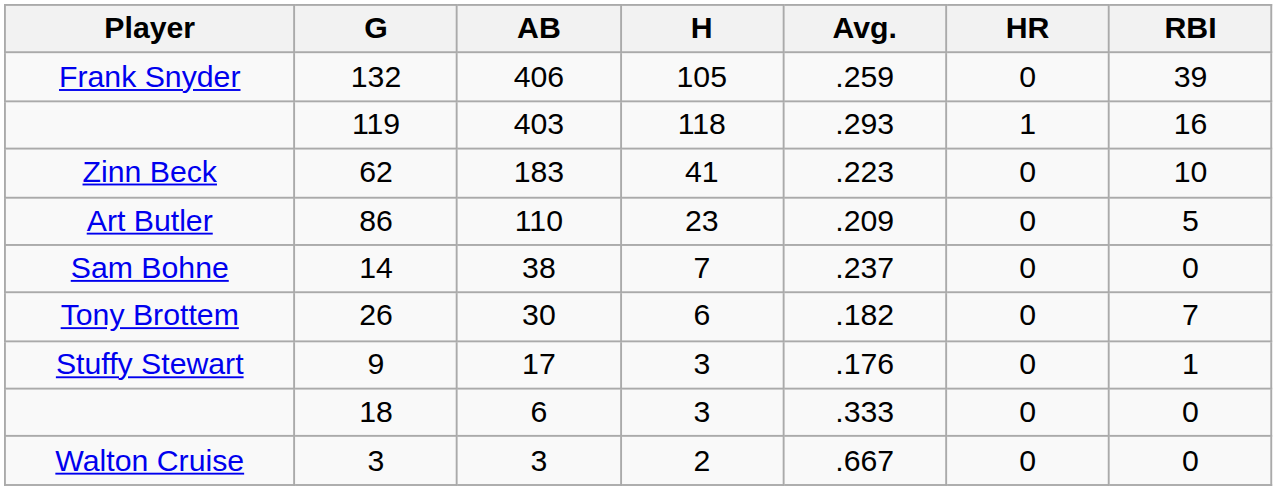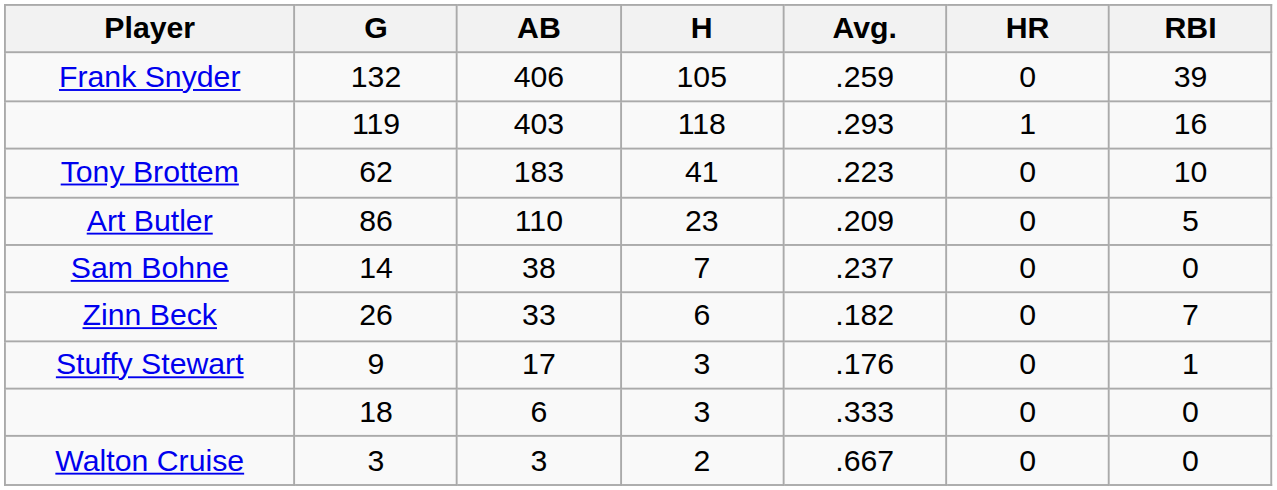(150, 172) Zinn Beck -> (150, 172) Tony Brottem
(150, 316) Tony Brottem -> (150, 316) Zinn Beck
(539, 316) 30 -> (539, 316) 33
